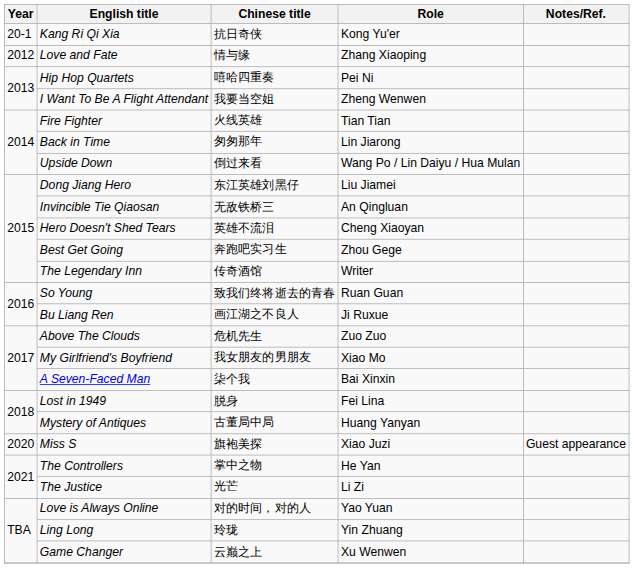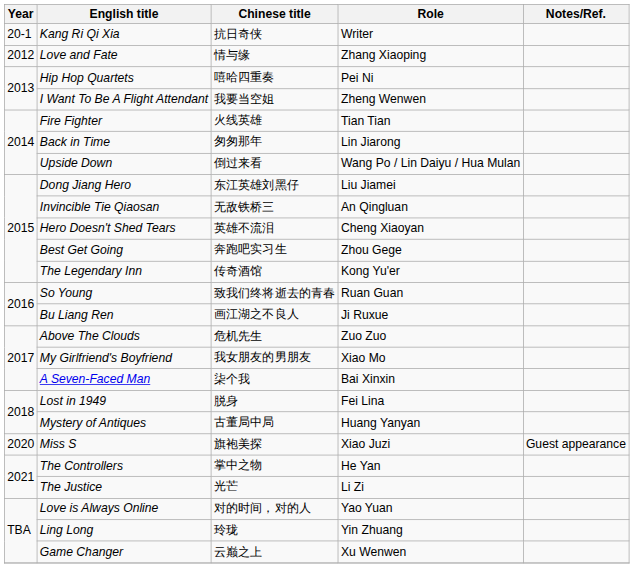(370, 34) Kong Yu'er -> (357, 34) Writer
(357, 271) Writer -> (370, 271) Kong Yu'er
